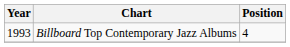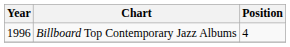(19, 32) 1993 -> (19, 32) 1996
